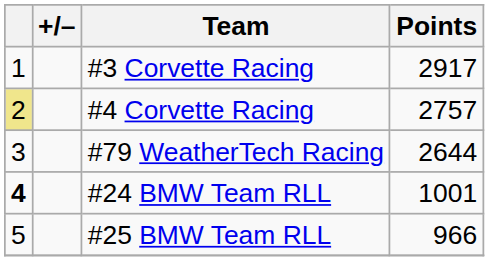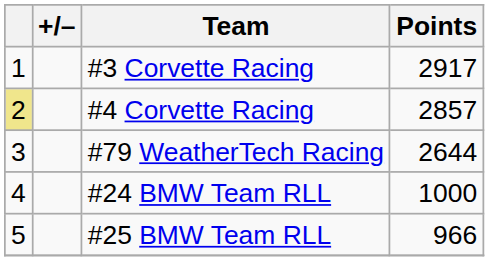(448, 110) 2757 -> (448, 110) 2857
(18, 193) bold -> (18, 193) normal
(448, 193) 1001 -> (448, 193) 1000
